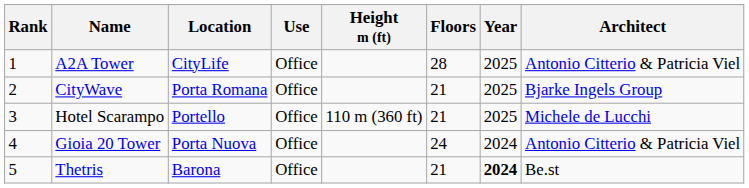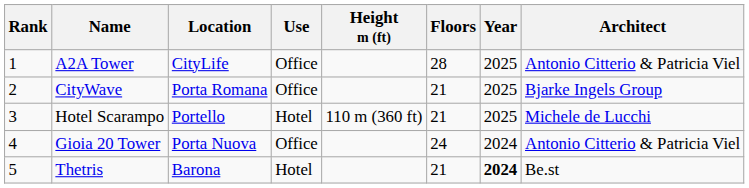(297, 116) Office -> (294, 116) Hotel
(297, 169) Office -> (294, 169) Hotel
